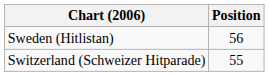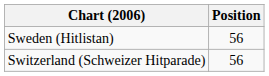(236, 60) 55 -> (236, 60) 56
